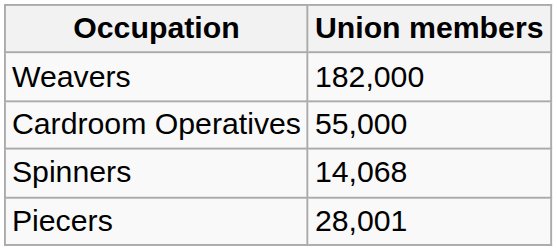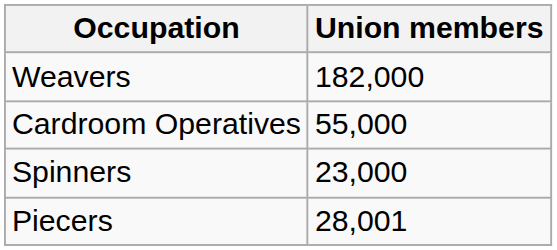(361, 172) 14,068 -> (361, 172) 23,000
